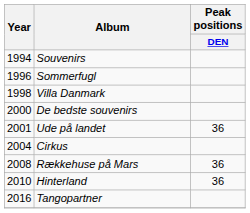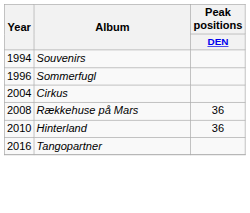- row: (71, 93)
- row: (87, 111)
- row: (71, 128)
